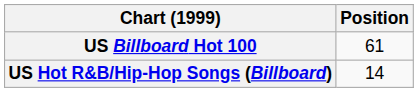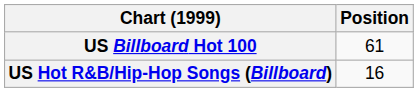(375, 73) 14 -> (375, 73) 16
